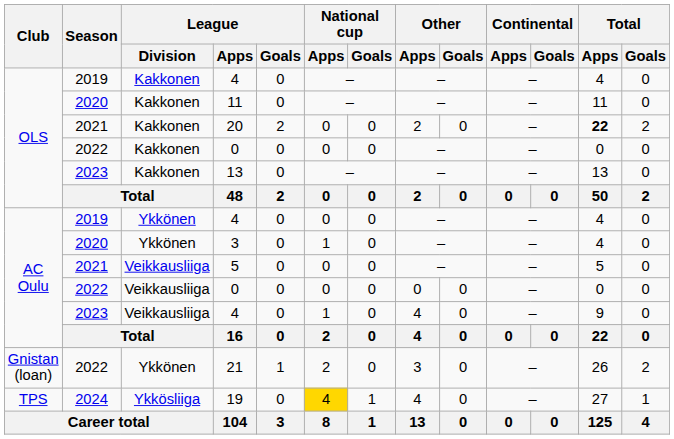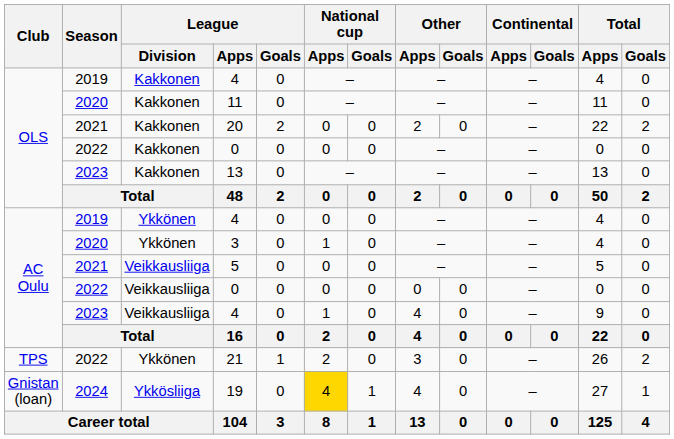(600, 126) bold -> (600, 126) normal
(33, 367) Gnistan (loan) -> (33, 359) TPS
(33, 399) TPS -> (33, 391) Gnistan (loan)
